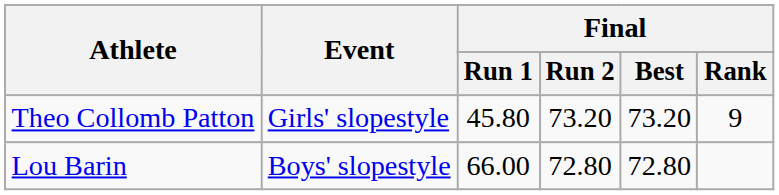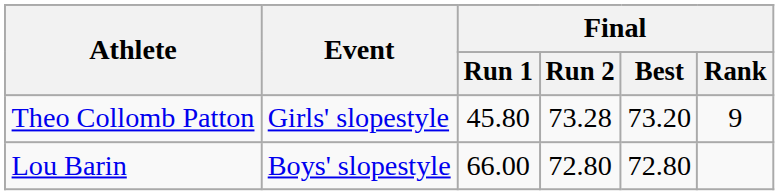(580, 118) 73.20 -> (580, 118) 73.28
